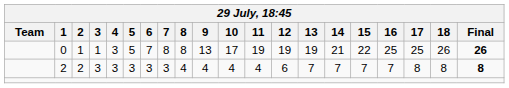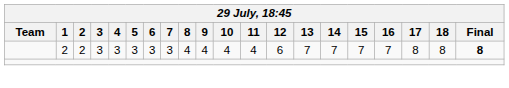- row: (63, 50)
